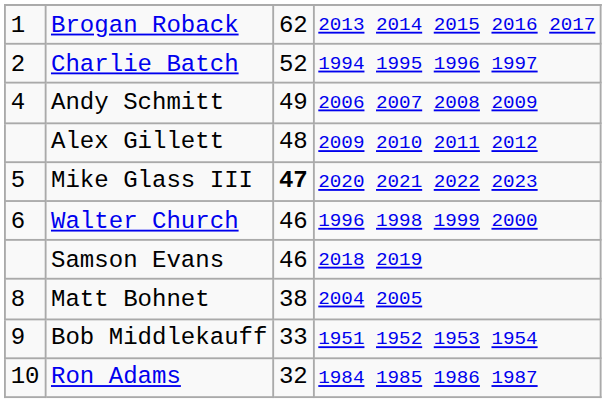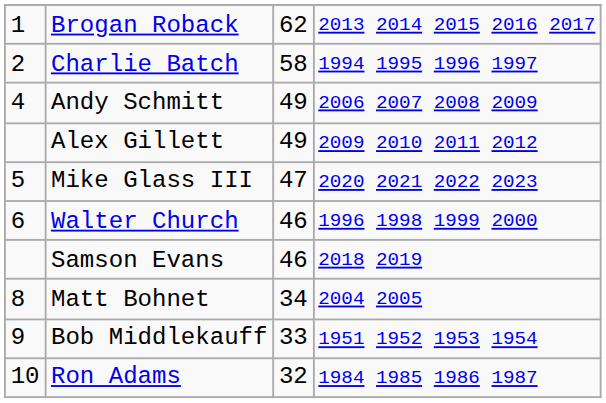(293, 64) 52 -> (293, 64) 58
(293, 142) 48 -> (293, 142) 49
(293, 181) bold -> (293, 181) normal
(293, 299) 38 -> (293, 299) 34
